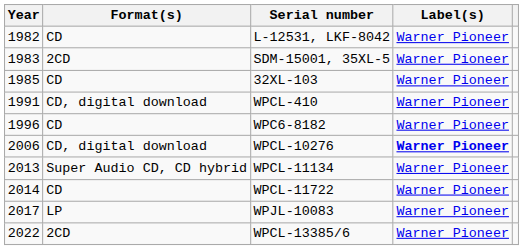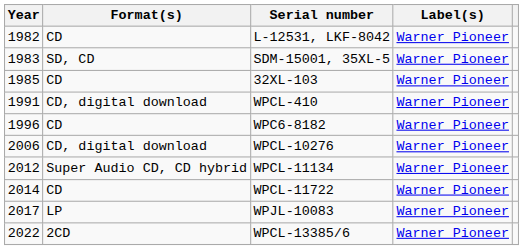(58, 59) 2CD -> (70, 59) SD, CD
(453, 146) bold -> (453, 146) normal
(24, 168) 2013 -> (24, 168) 2012
